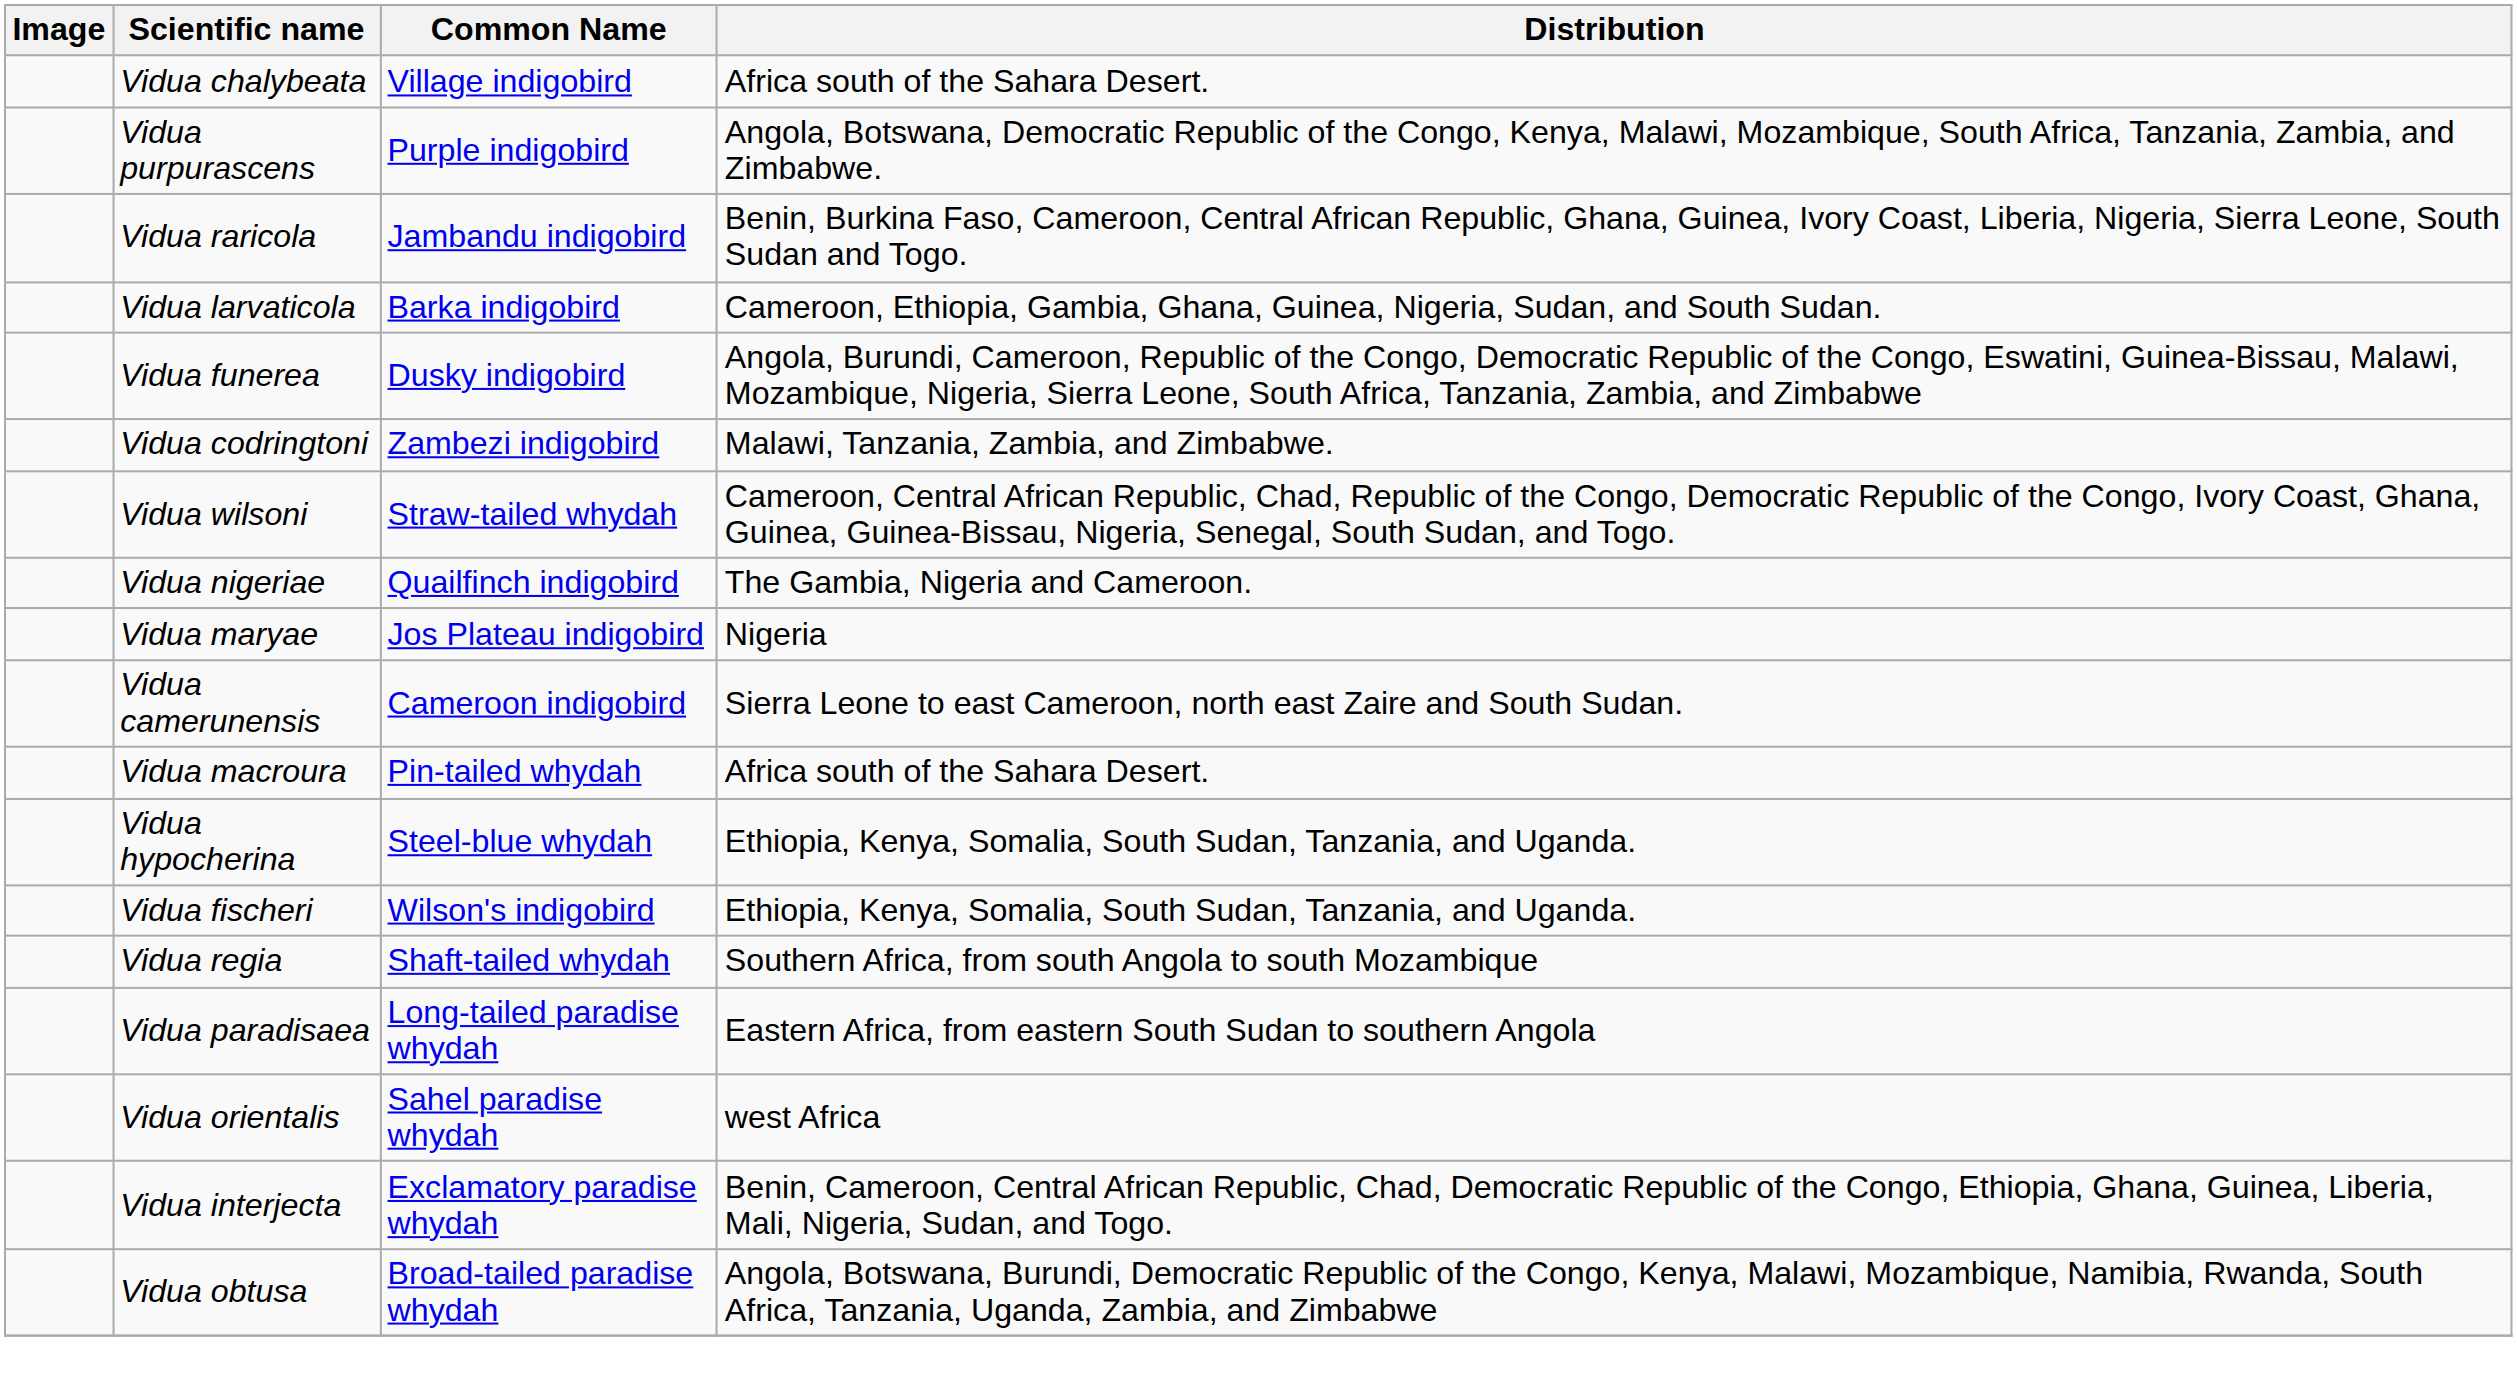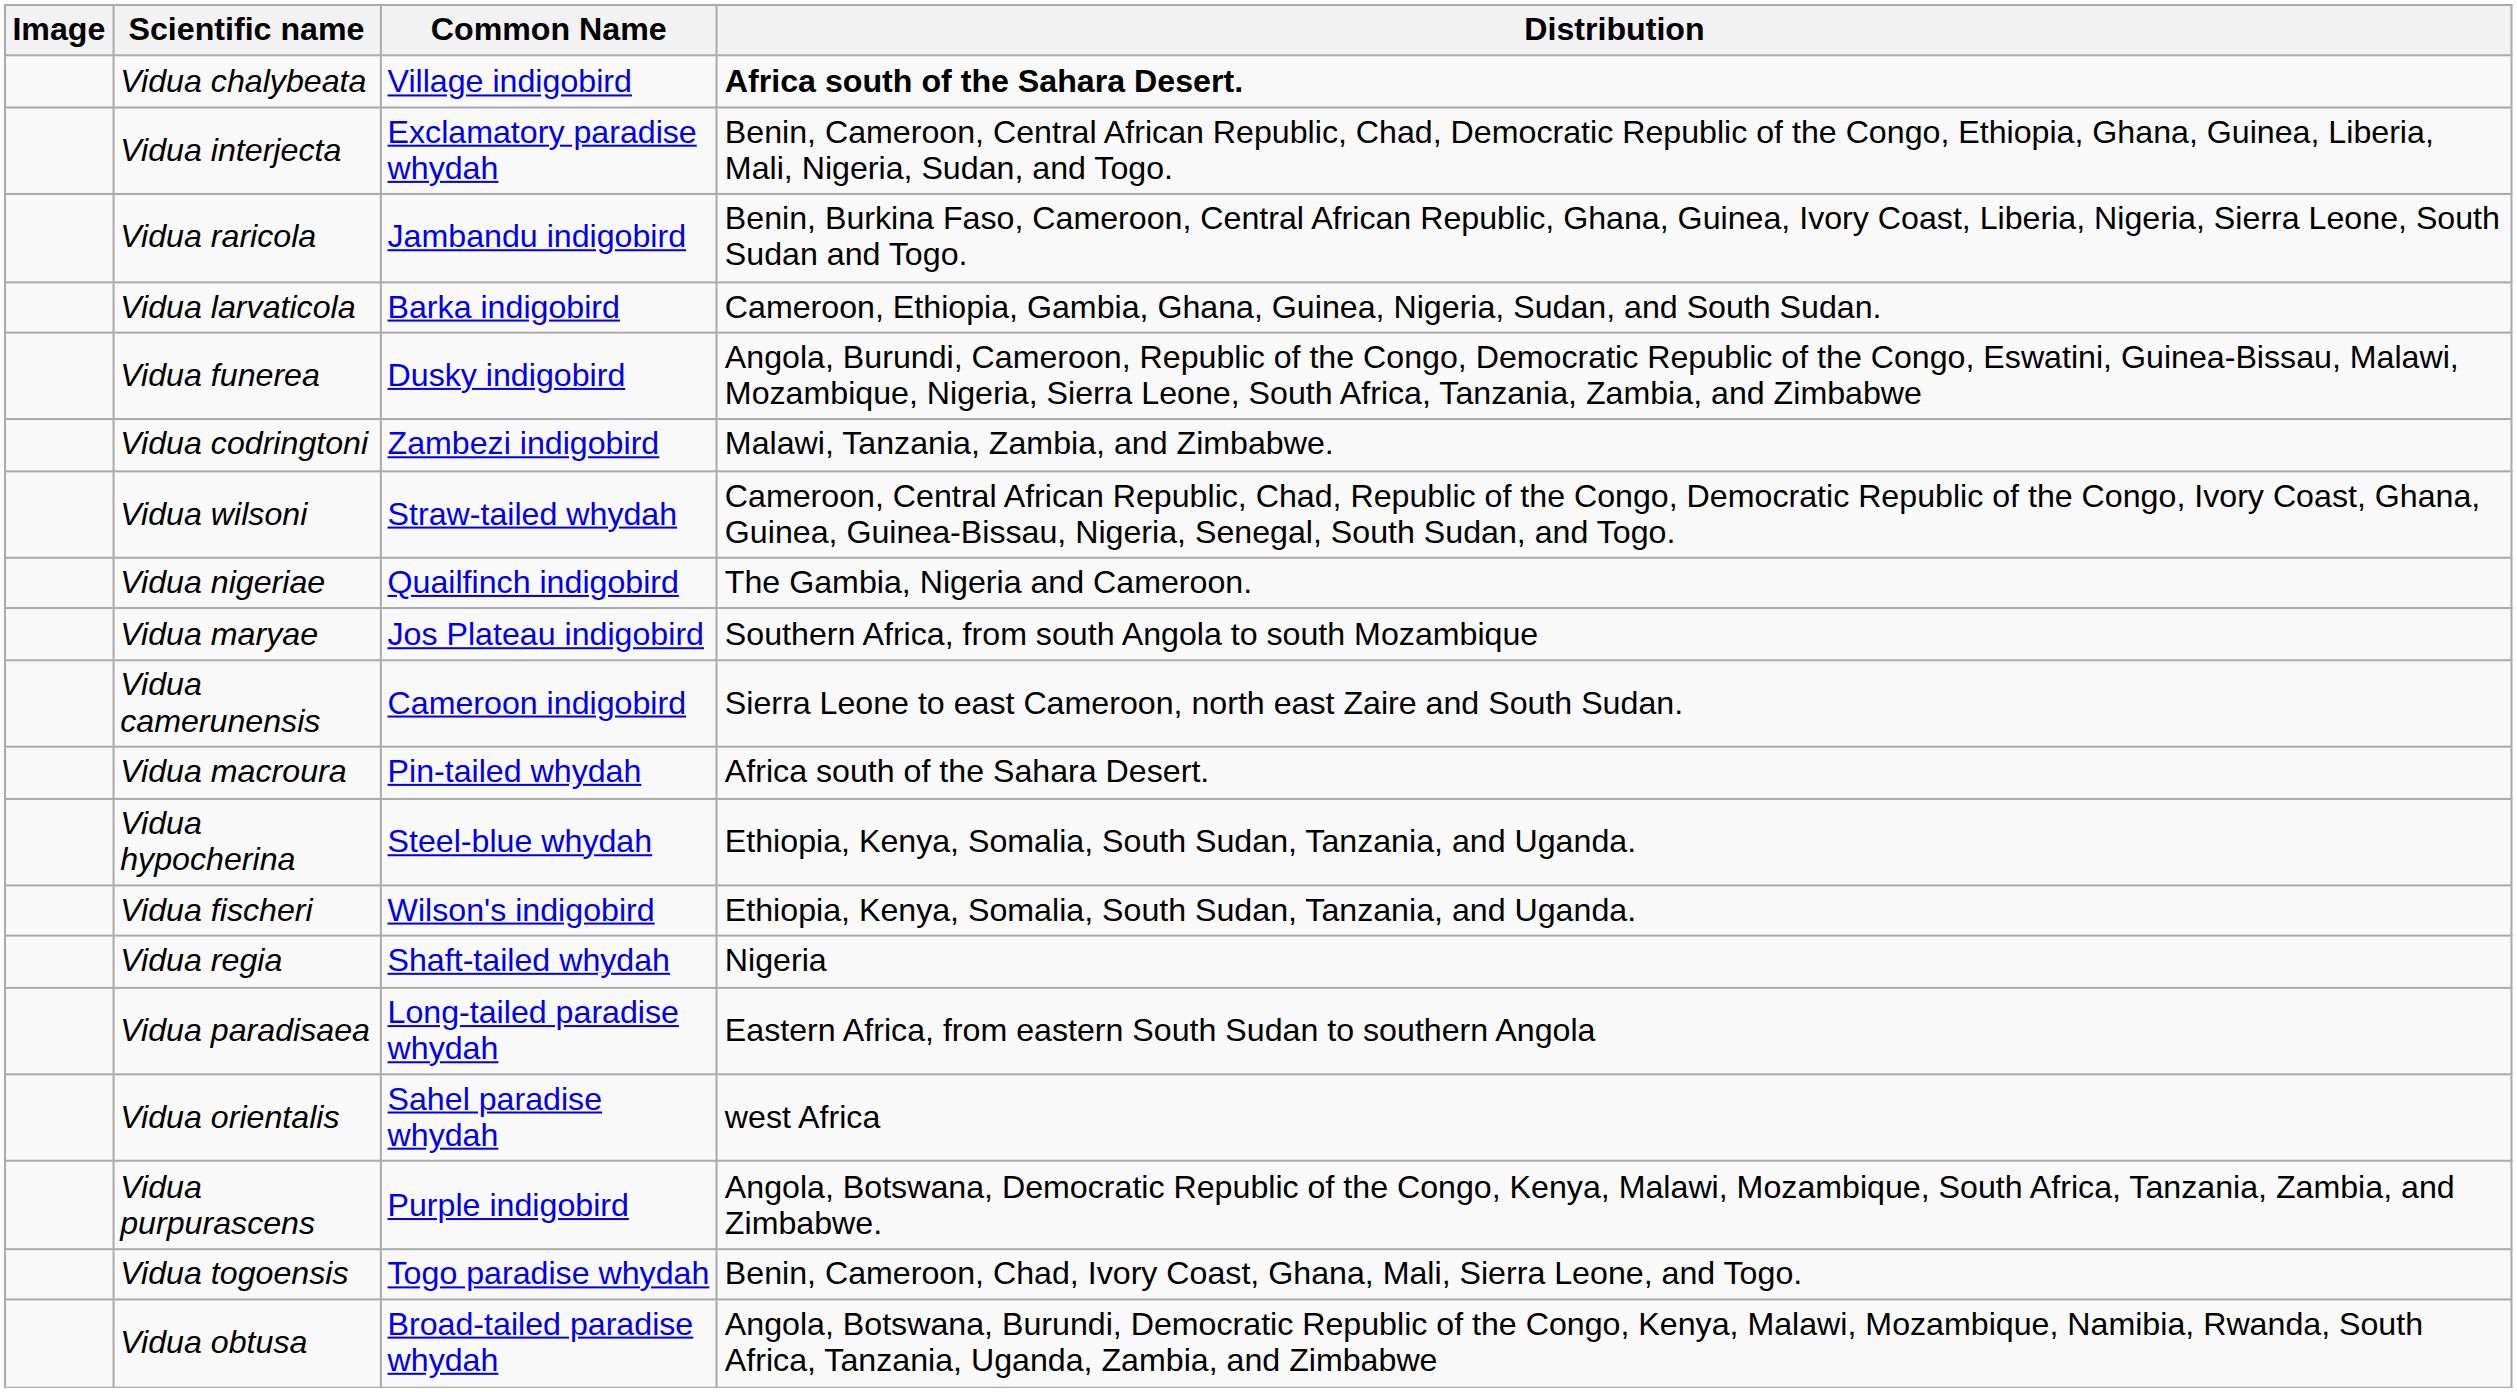(967, 81) normal -> (984, 81) bold
rows swapped: (218, 150) <-> (231, 1204)
(776, 633) Nigeria -> (1132, 633) Southern Africa, from south Angola to south Mozambique
(1132, 961) Southern Africa, from south Angola to south Mozambique -> (776, 961) Nigeria
+ row: (234, 1273)
